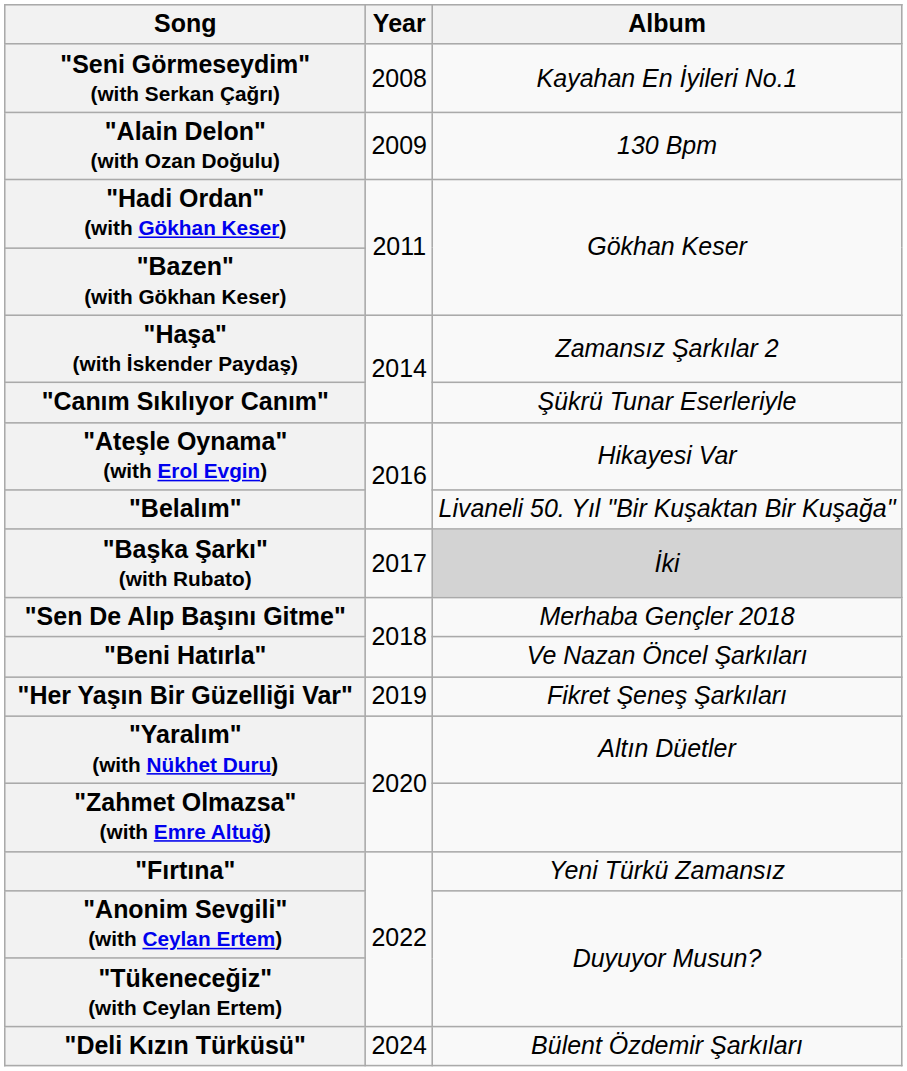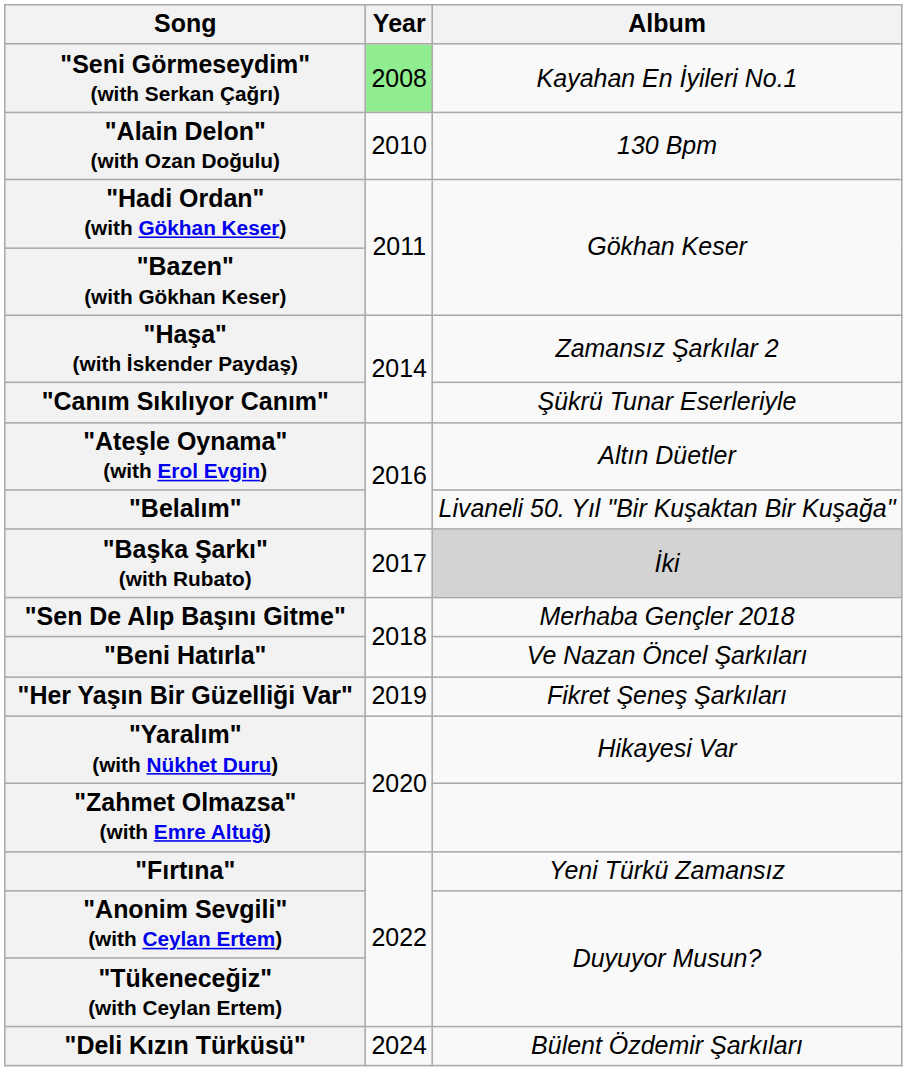(399, 77) no background -> (399, 77) lightgreen background
(399, 145) 2009 -> (399, 145) 2010
(667, 455) Hikayesi Var -> (667, 455) Altın Düetler
(667, 749) Altın Düetler -> (667, 749) Hikayesi Var
